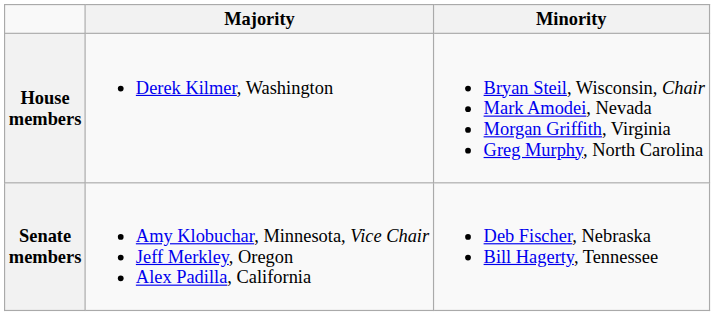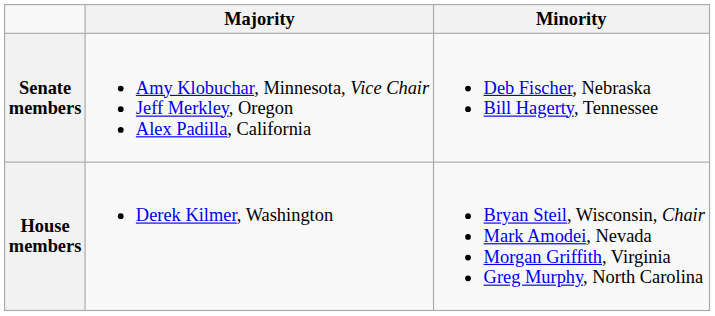rows swapped: (45, 246) <-> (45, 108)
